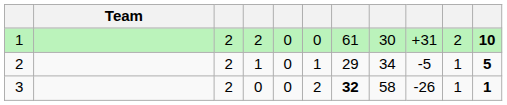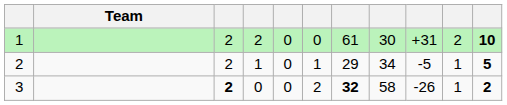(229, 87) normal -> (229, 87) bold
(487, 87) 1 -> (487, 87) 2
